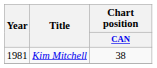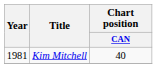(121, 55) 38 -> (121, 55) 40
